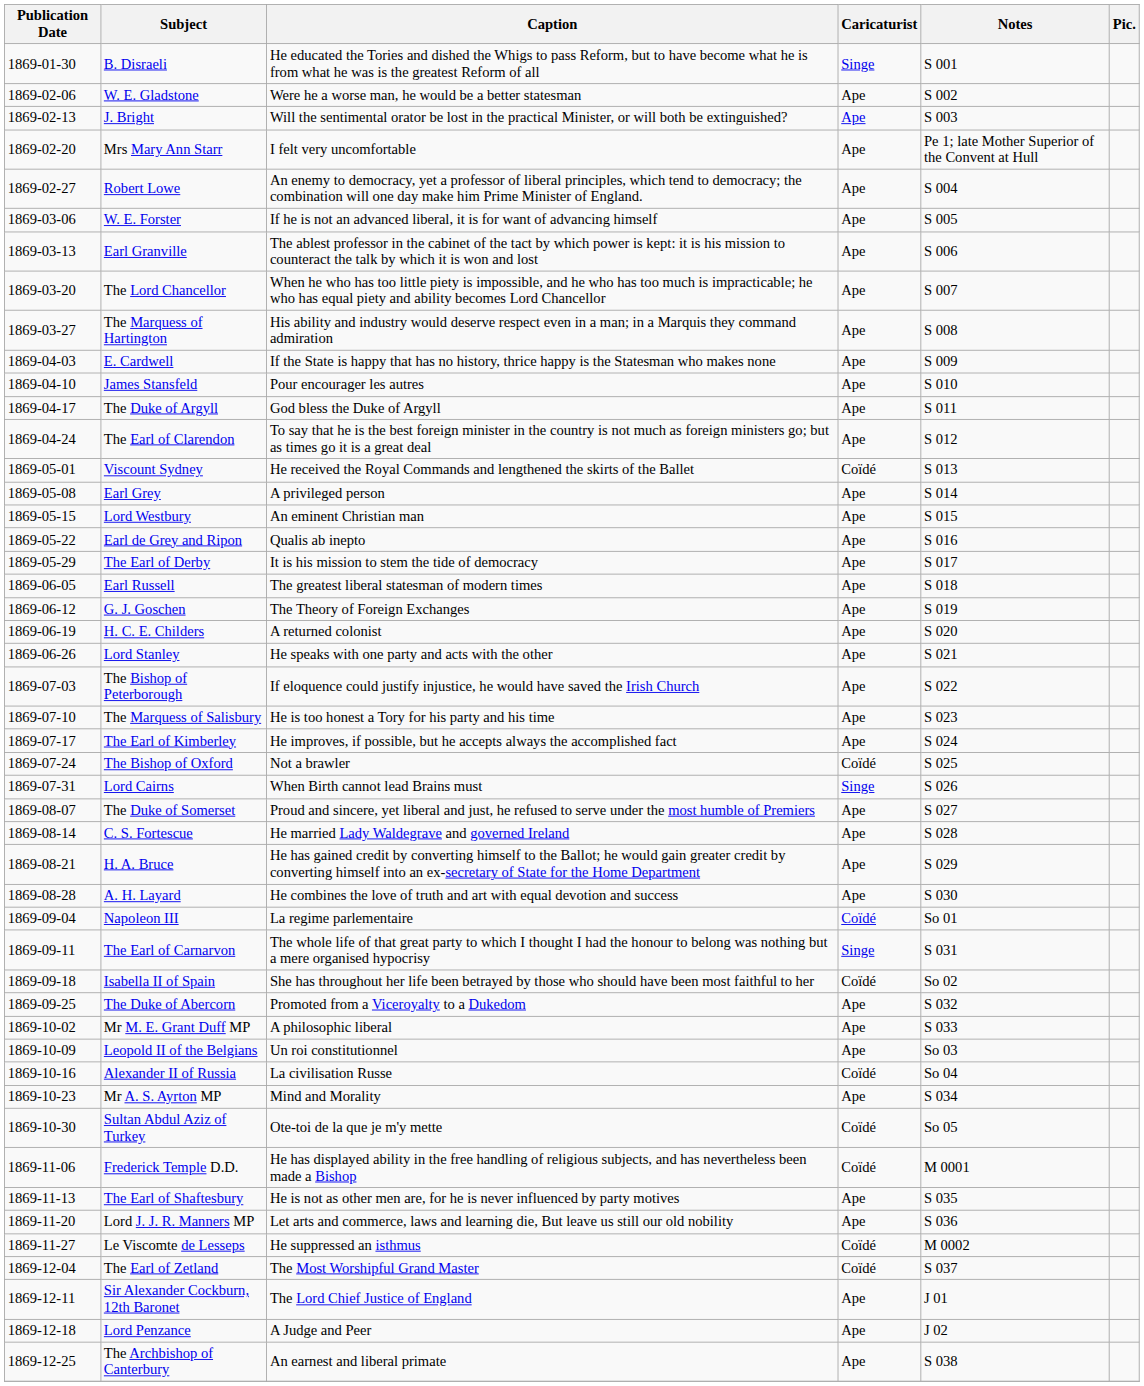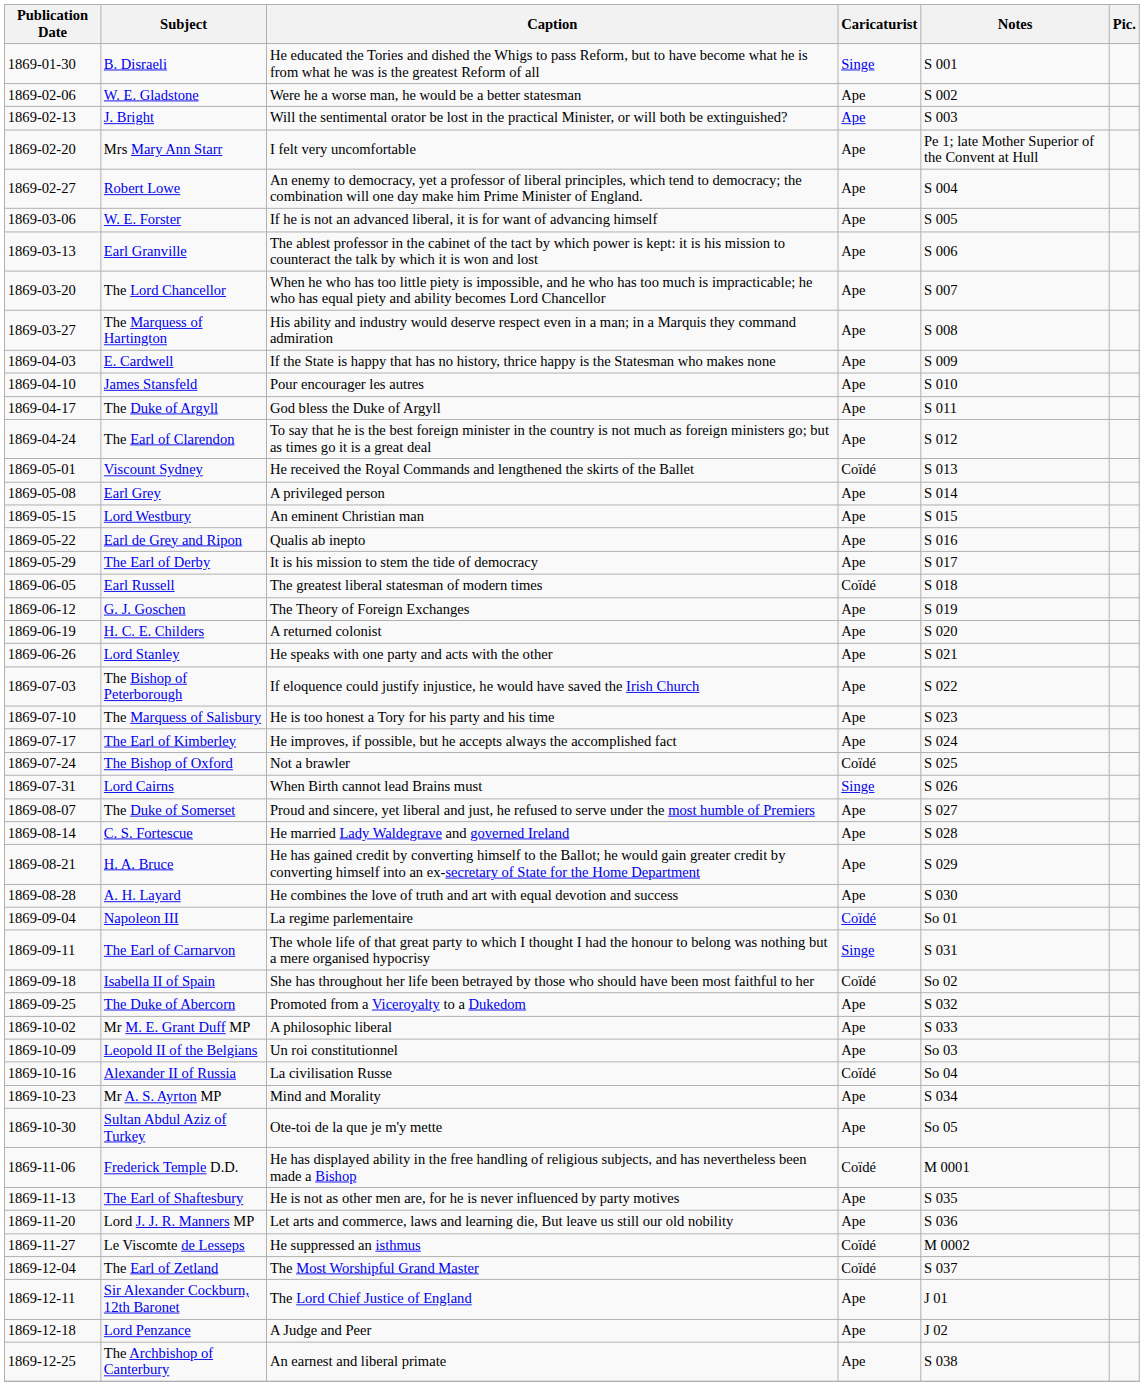(853, 585) Ape -> (859, 585) Coïdé
(859, 1128) Coïdé -> (853, 1128) Ape
